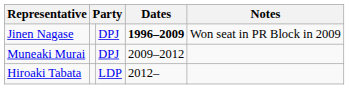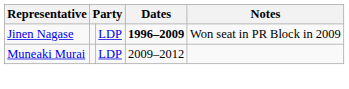(109, 34) DPJ -> (110, 34) LDP
(109, 53) DPJ -> (110, 53) LDP
- row: (44, 73)
